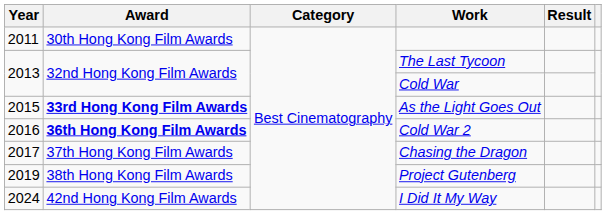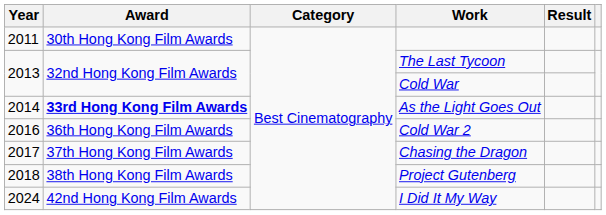(24, 107) 2015 -> (24, 107) 2014
(146, 130) bold -> (140, 130) normal
(24, 175) 2019 -> (24, 175) 2018
